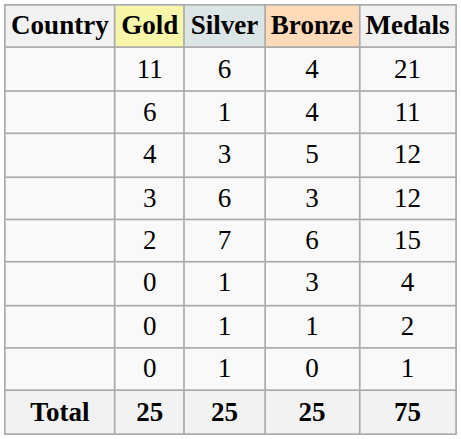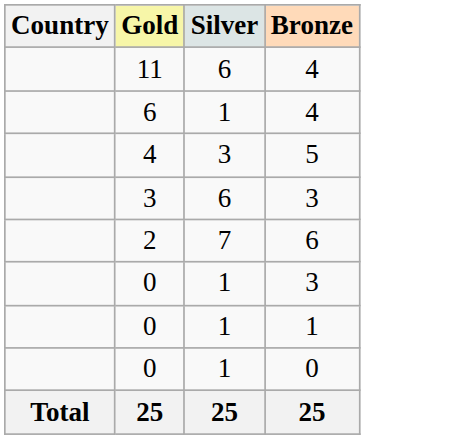- column: (407, 25)
